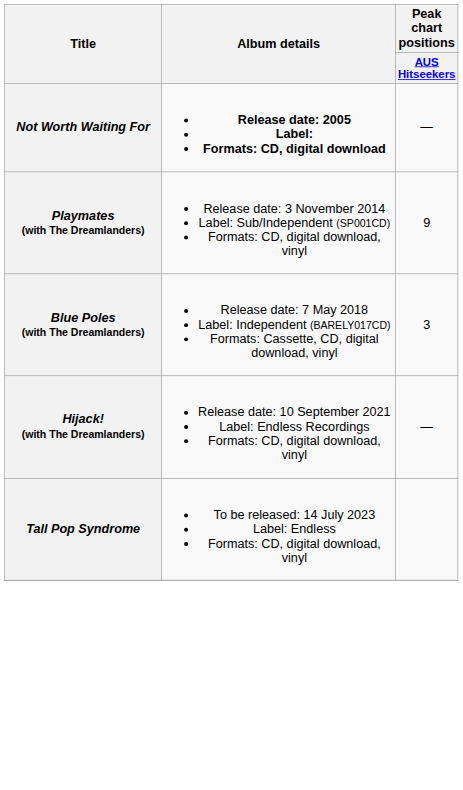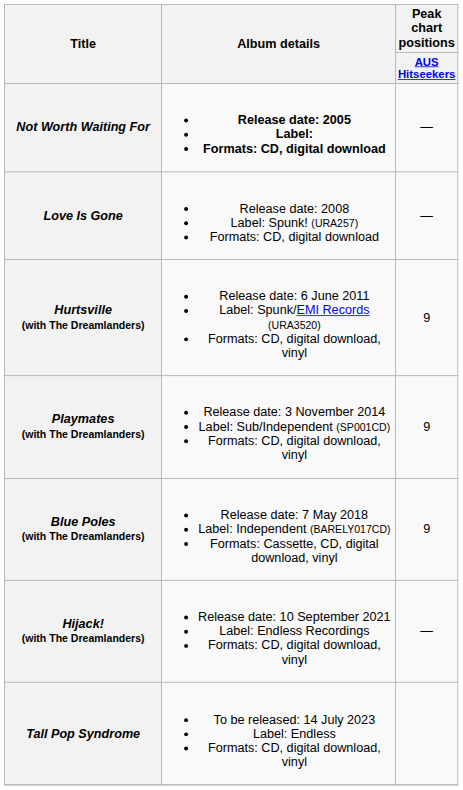+ row: (83, 215)
+ row: (83, 317)
(427, 324) 3 -> (427, 529) 9
